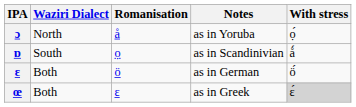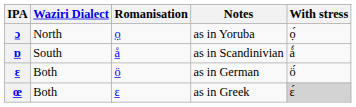(117, 33) å -> (118, 33) ọ
(118, 53) ọ -> (117, 53) å
